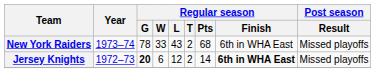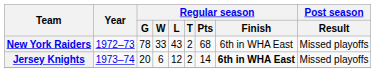(115, 44) 1973–74 -> (115, 44) 1972–73
(115, 60) 1972–73 -> (115, 60) 1973–74
(145, 60) bold -> (145, 60) normal
